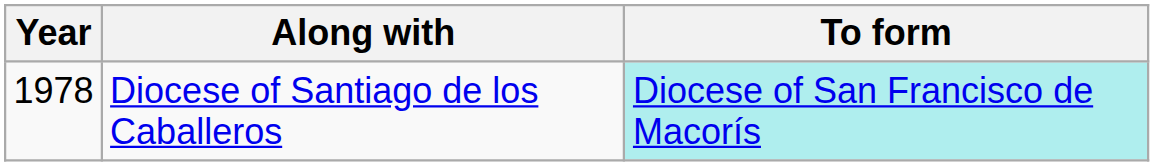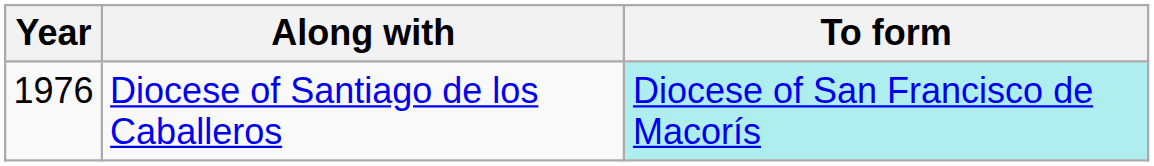(53, 90) 1978 -> (53, 90) 1976
